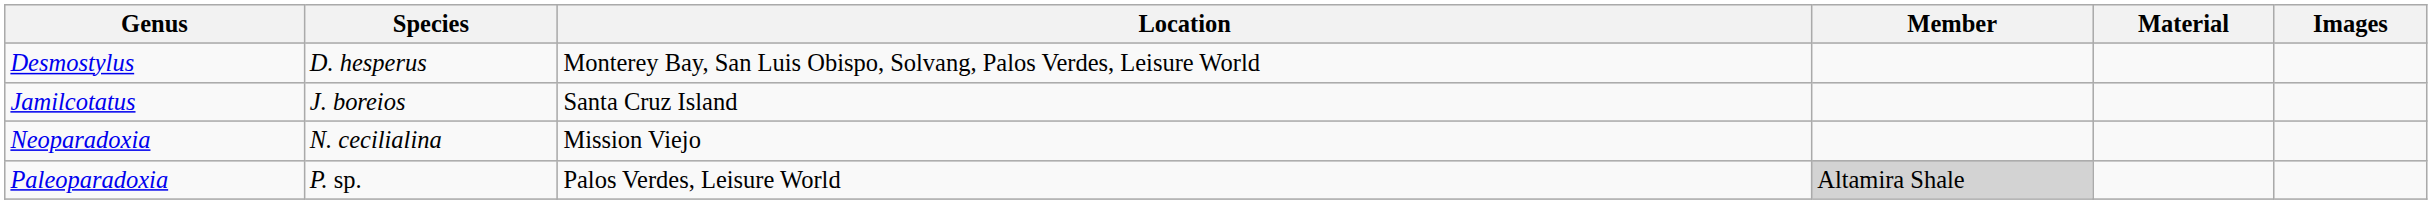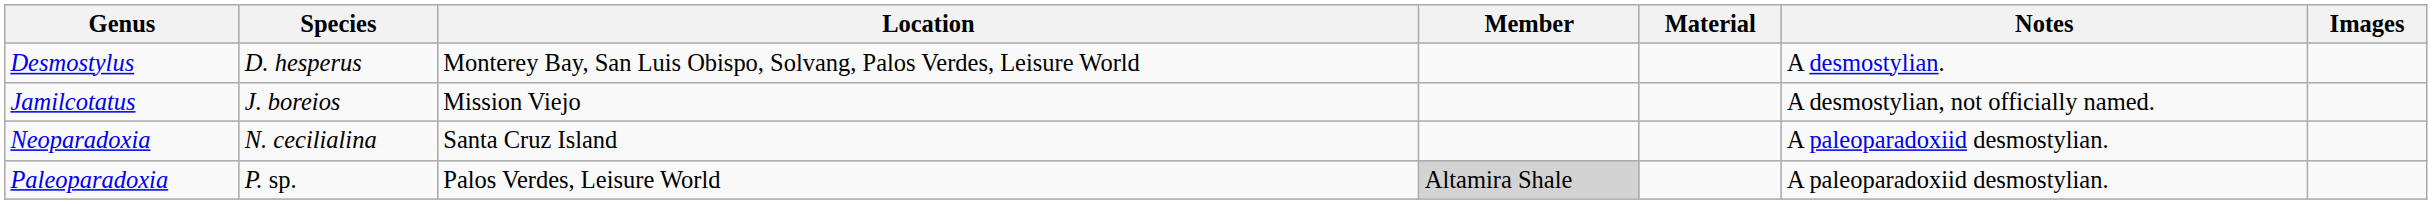+ column: (2044, 23)
(650, 101) Santa Cruz Island -> (512, 101) Mission Viejo
(632, 140) Mission Viejo -> (530, 140) Santa Cruz Island
